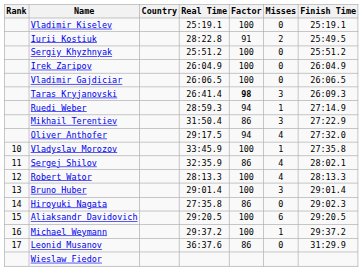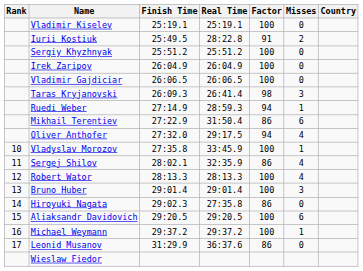columns swapped: (159, 11) <-> (328, 11)
(246, 94) bold -> (267, 94) normal
(281, 121) 3 -> (301, 121) 6
